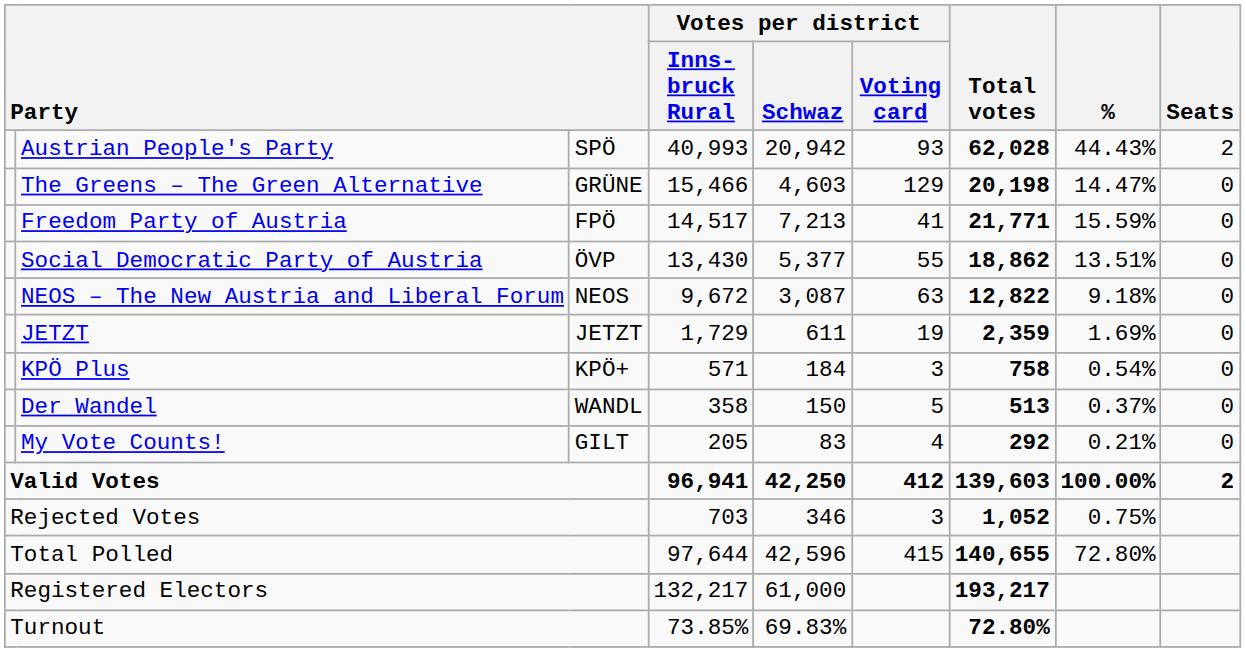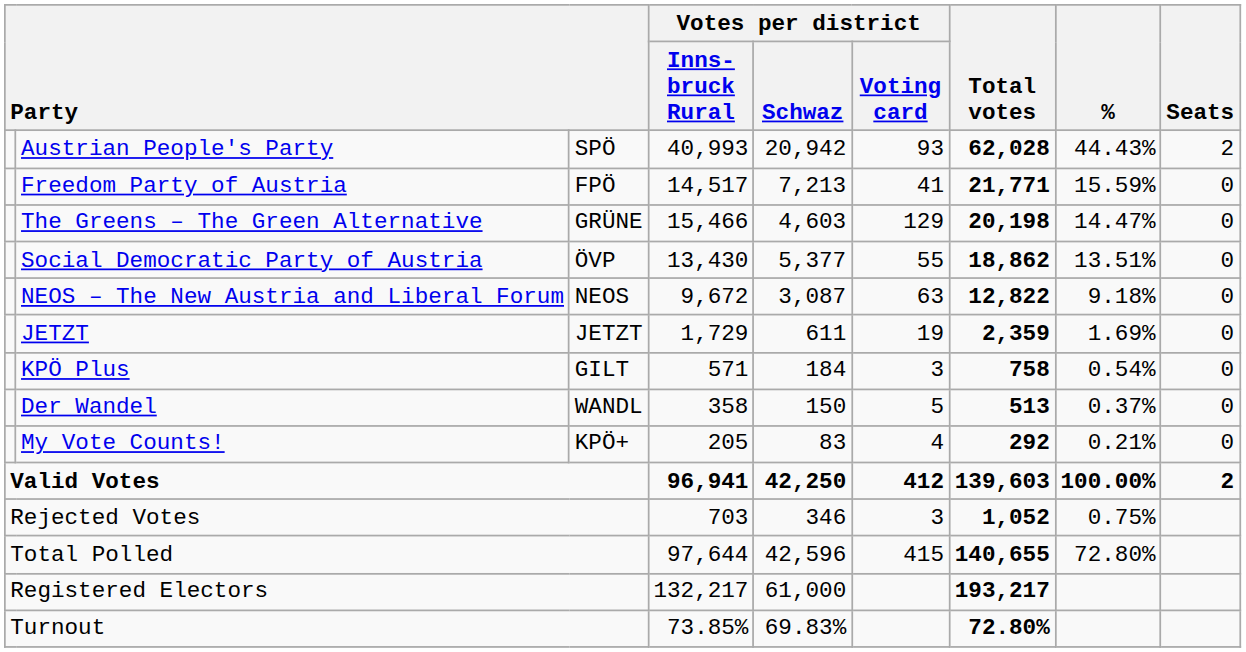rows swapped: (184, 223) <-> (252, 186)
(602, 370) KPÖ+ -> (602, 370) GILT
(602, 444) GILT -> (602, 444) KPÖ+
